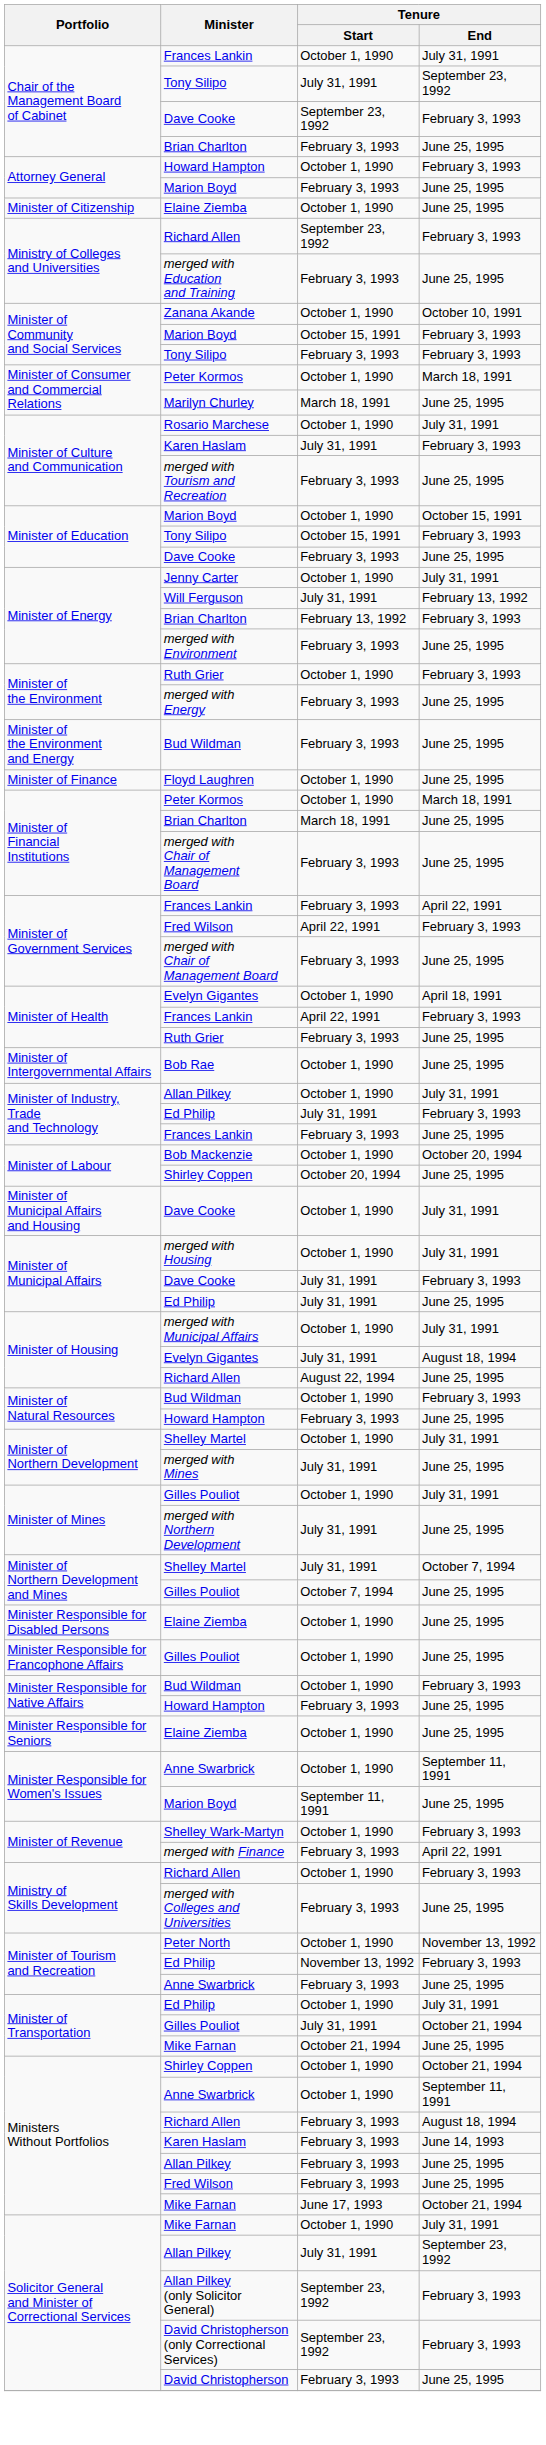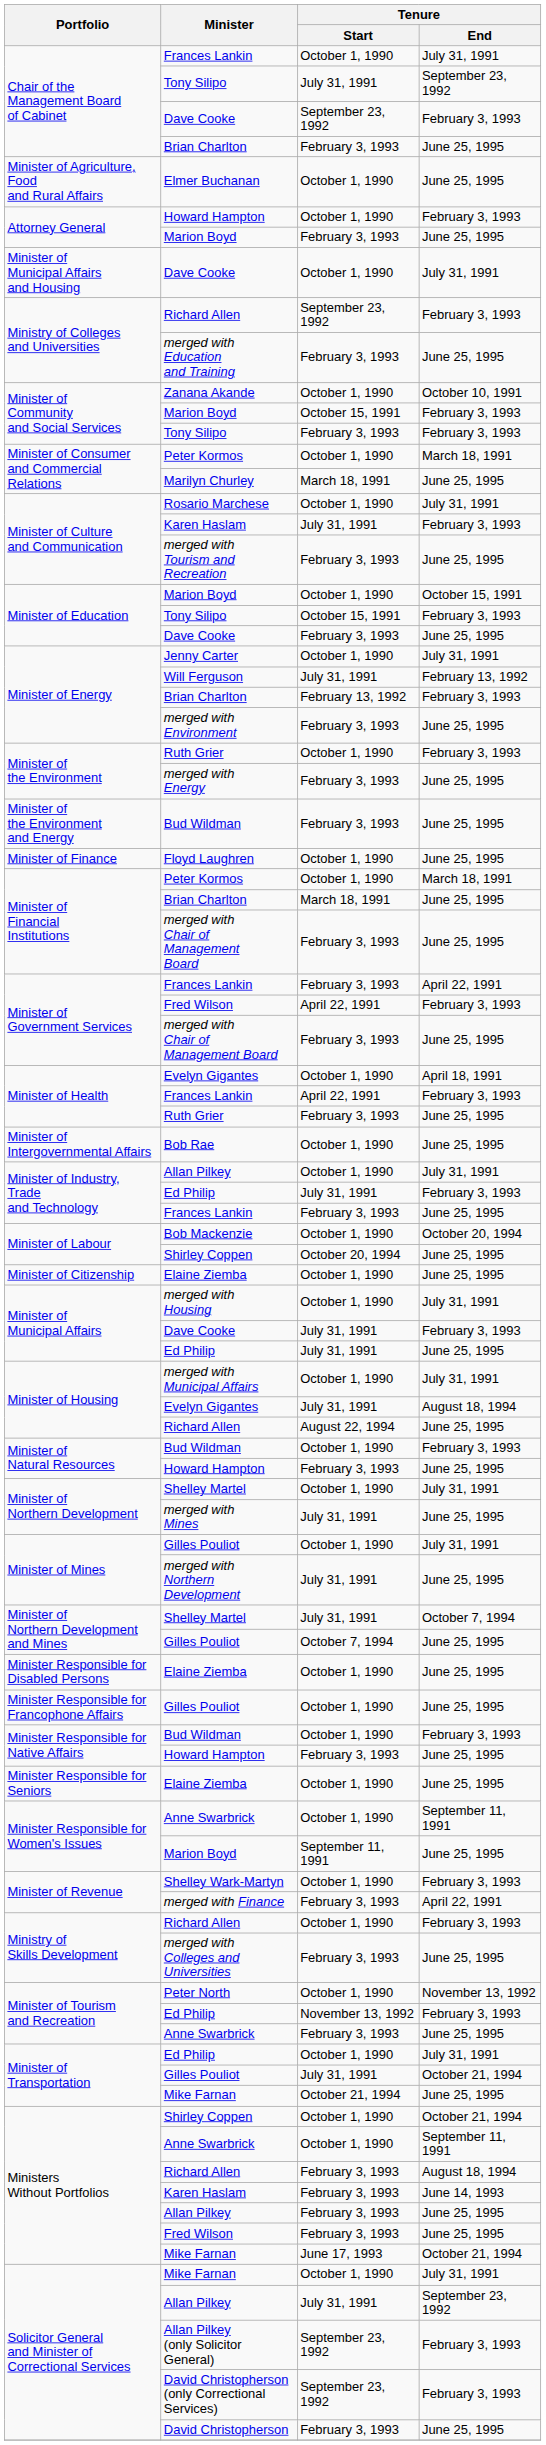+ row: (71, 181)
rows swapped: (71, 208) <-> (54, 1210)
